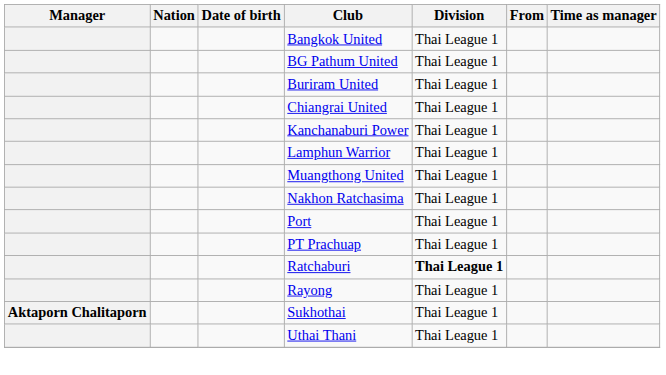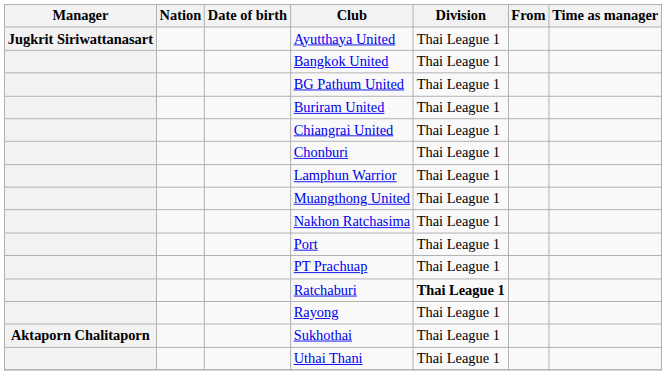+ row: (344, 38)
+ row: (321, 152)
- row: (348, 130)
